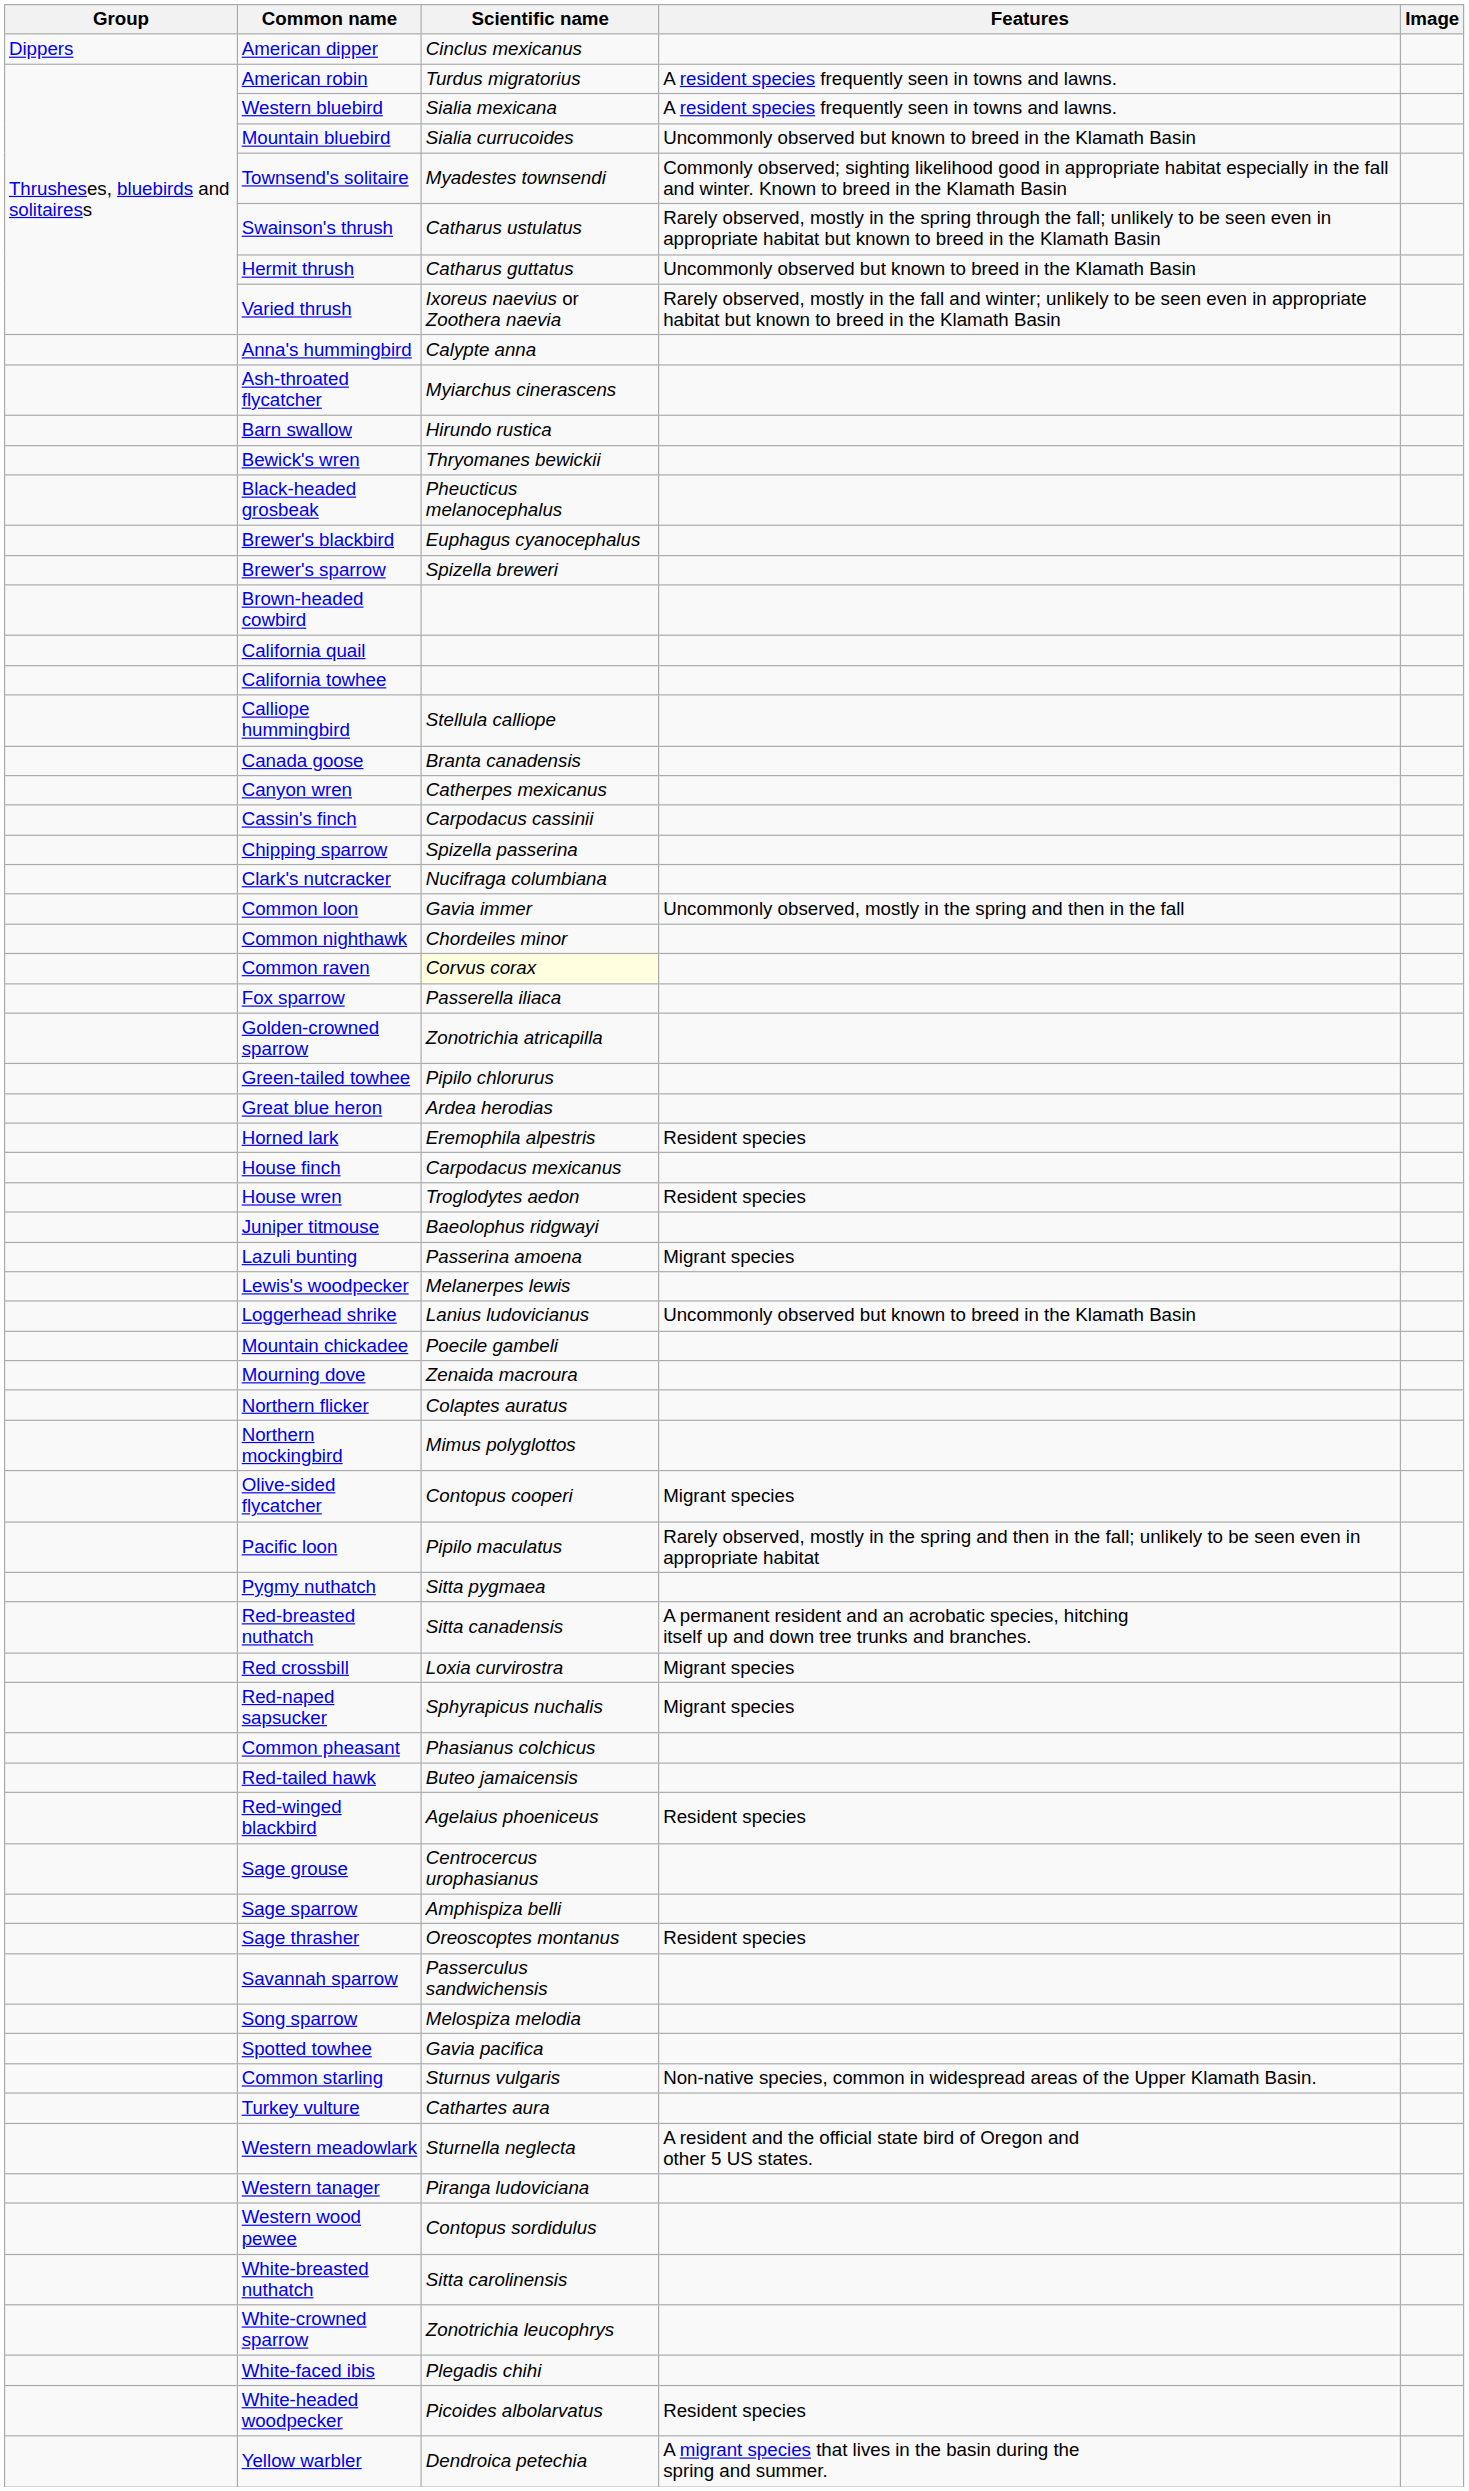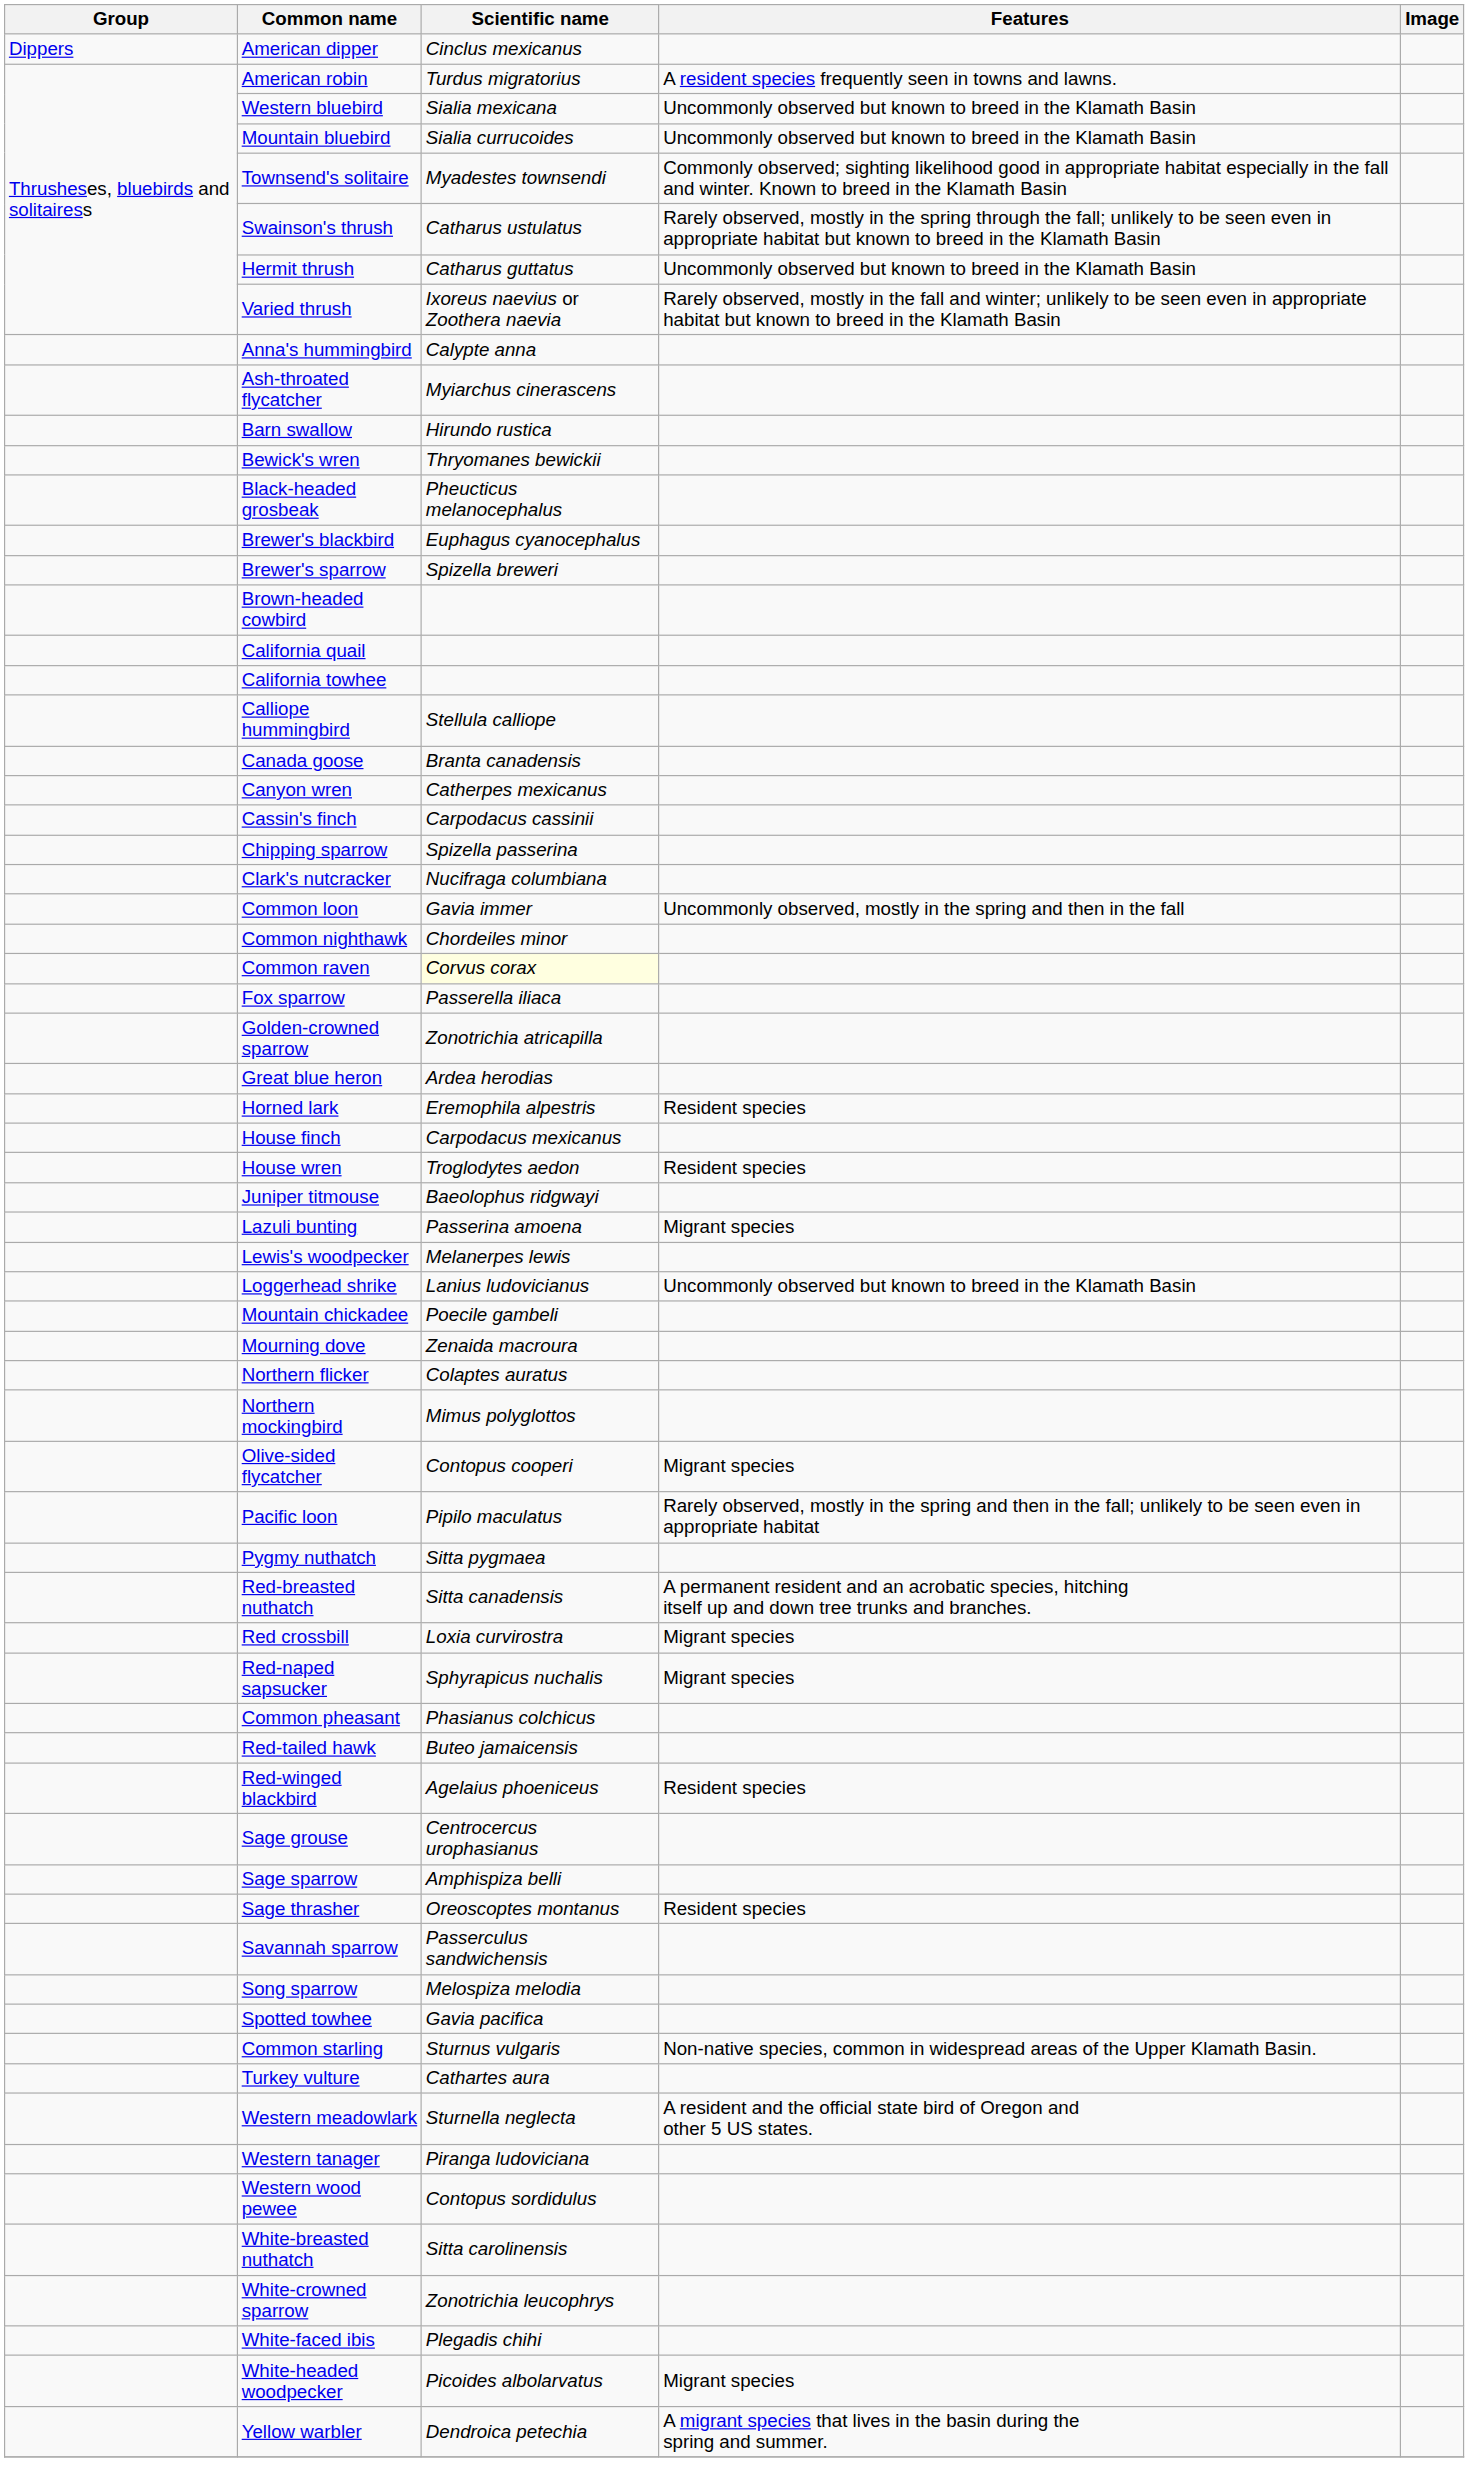(890, 108) A resident species frequently seen in towns and lawns. -> (930, 108) Uncommonly observed but known to breed in the Klamath Basin
- row: (326, 1078)
(734, 2410) Resident species -> (729, 2380) Migrant species
